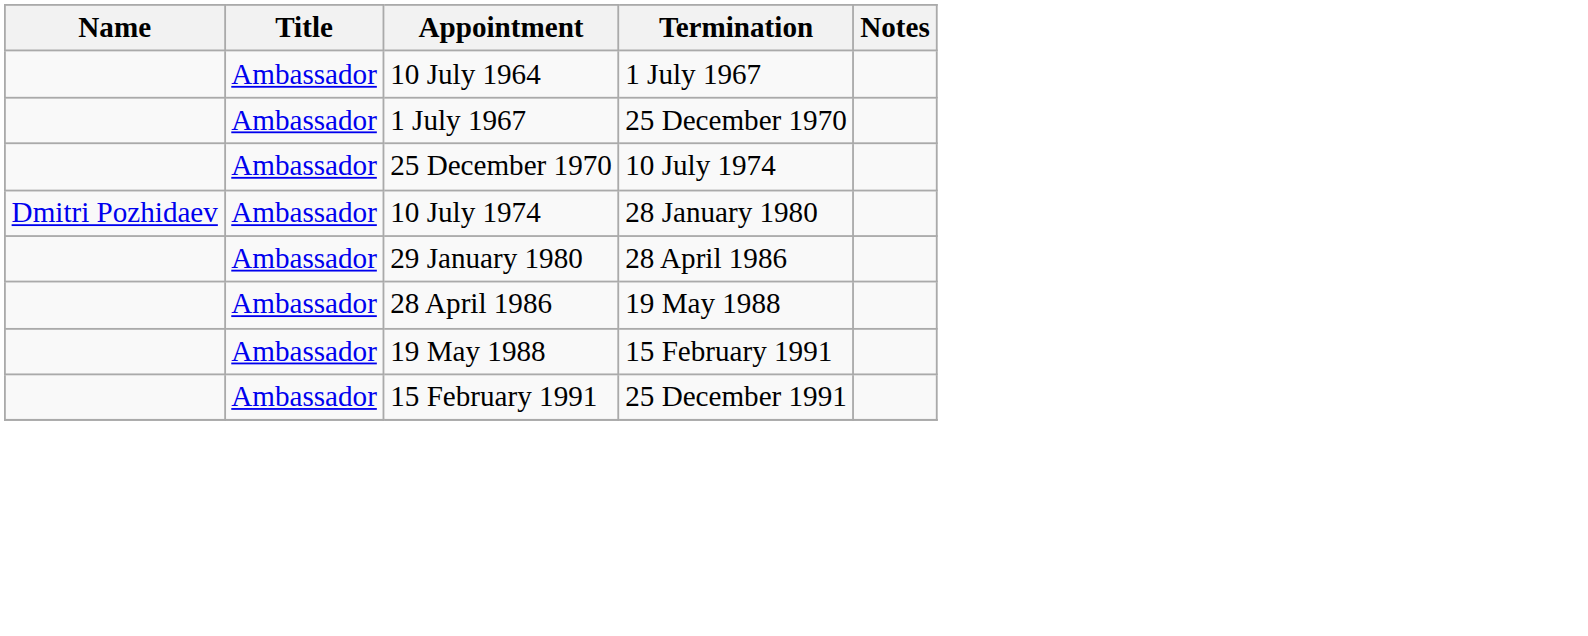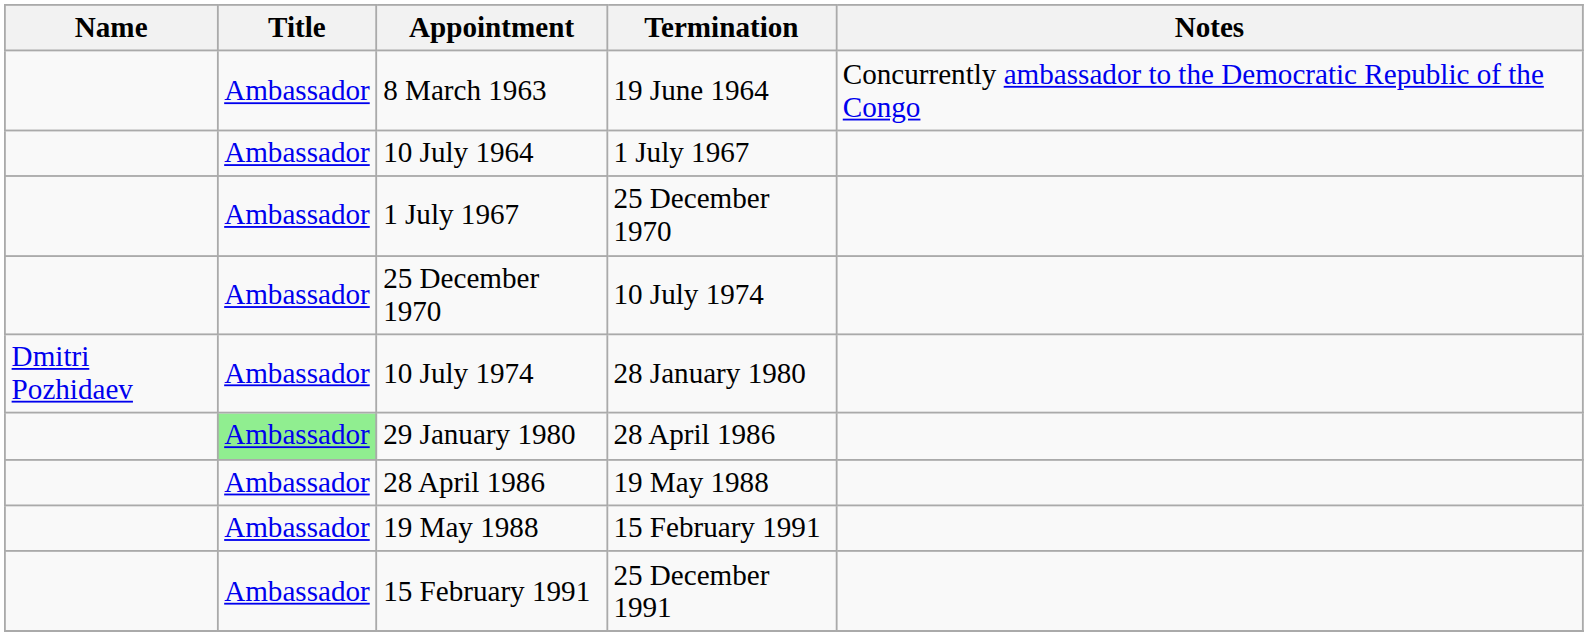+ row: (465, 90)
(304, 258) no background -> (297, 435) lightgreen background
